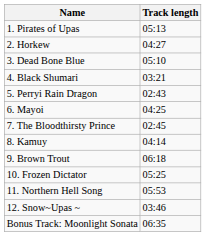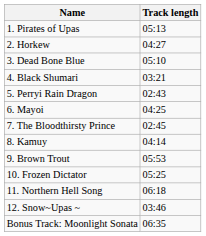(154, 158) 06:18 -> (154, 158) 05:53
(154, 191) 05:53 -> (154, 191) 06:18
